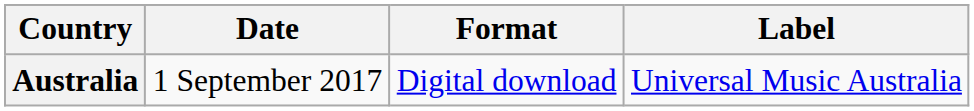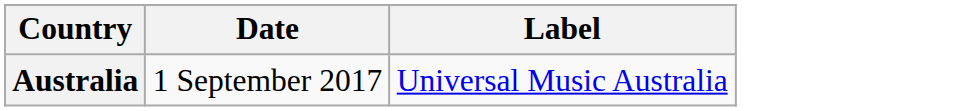- column: (507, 29)
